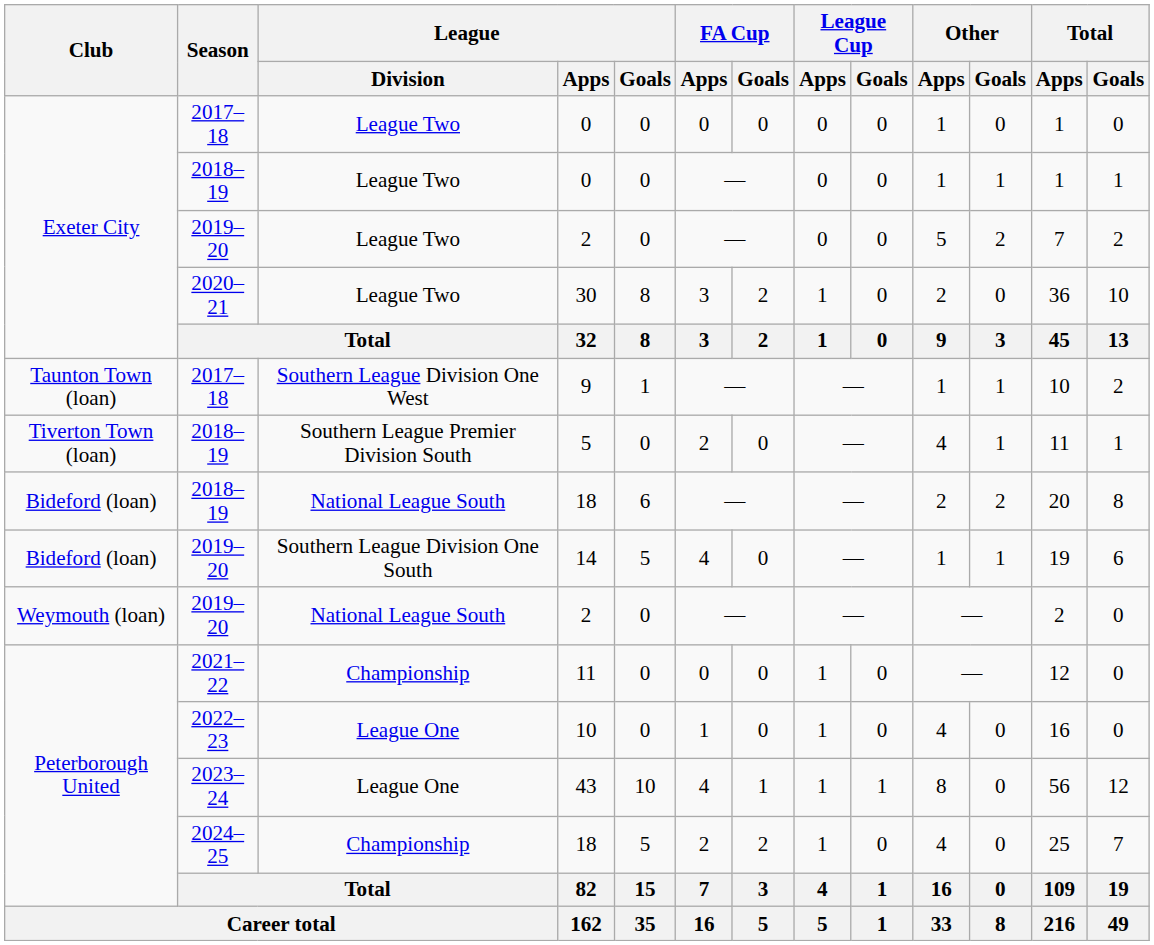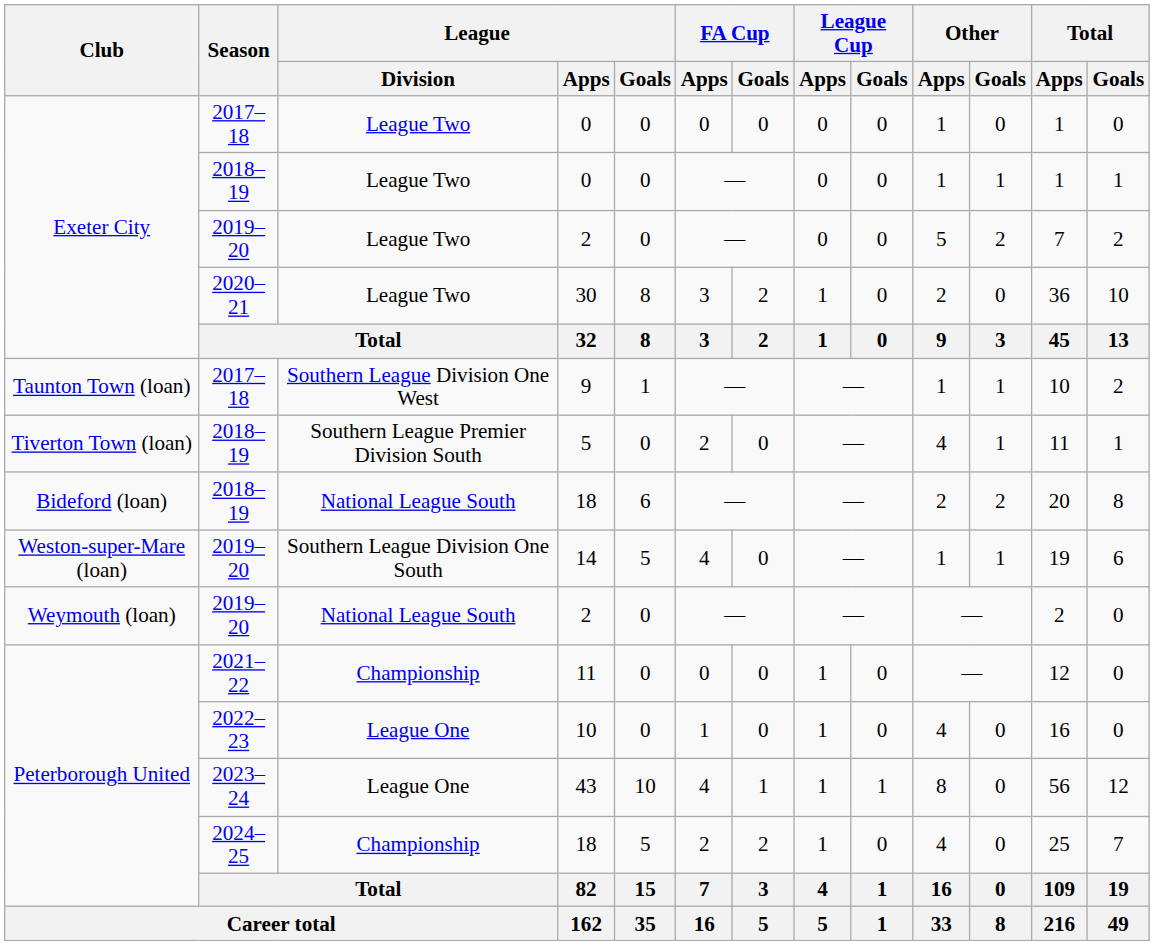(91, 558) Bideford (loan) -> (102, 558) Weston-super-Mare (loan)
